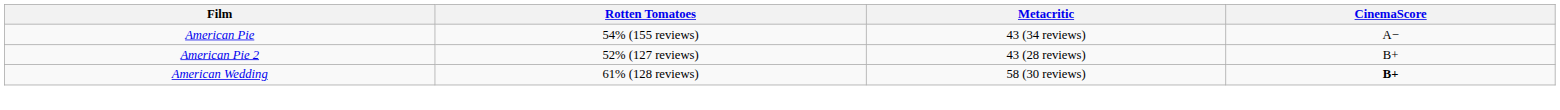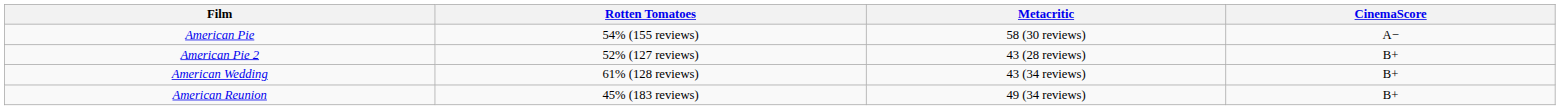(1046, 34) 43 (34 reviews) -> (1046, 34) 58 (30 reviews)
(1046, 74) 58 (30 reviews) -> (1046, 74) 43 (34 reviews)
(1391, 74) bold -> (1391, 74) normal
+ row: (220, 94)
